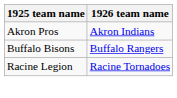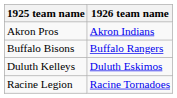+ row: (41, 66)
